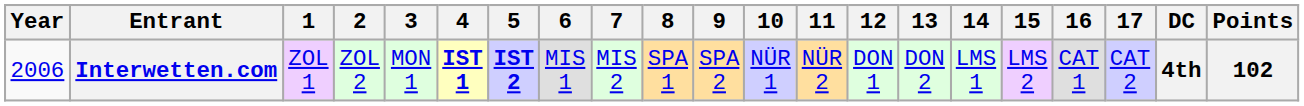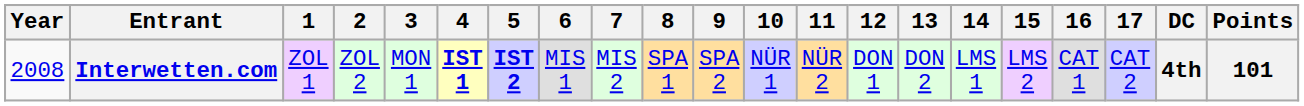(37, 70) 2006 -> (37, 70) 2008
(1253, 70) 102 -> (1253, 70) 101
